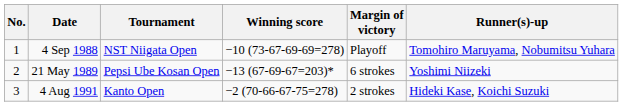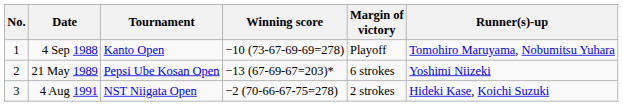(150, 50) NST Niigata Open -> (134, 50) Kanto Open
(134, 91) Kanto Open -> (150, 91) NST Niigata Open
